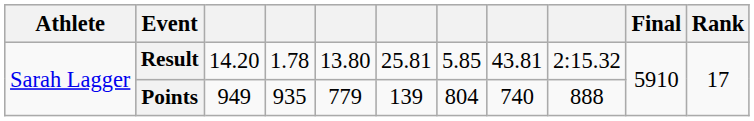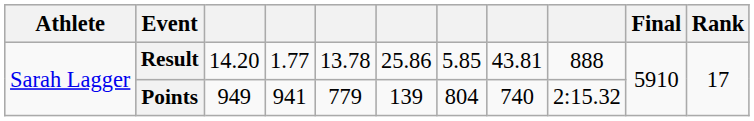(290, 60) 1.78 -> (290, 60) 1.77
(345, 60) 13.80 -> (345, 60) 13.78
(406, 60) 25.81 -> (406, 60) 25.86
(587, 60) 2:15.32 -> (587, 60) 888
(290, 97) 935 -> (290, 97) 941
(587, 97) 888 -> (587, 97) 2:15.32
